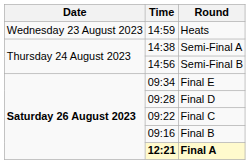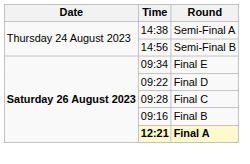- row: (195, 30)
(161, 99) 09:28 -> (154, 82) 09:22
(161, 116) 09:22 -> (154, 99) 09:28
